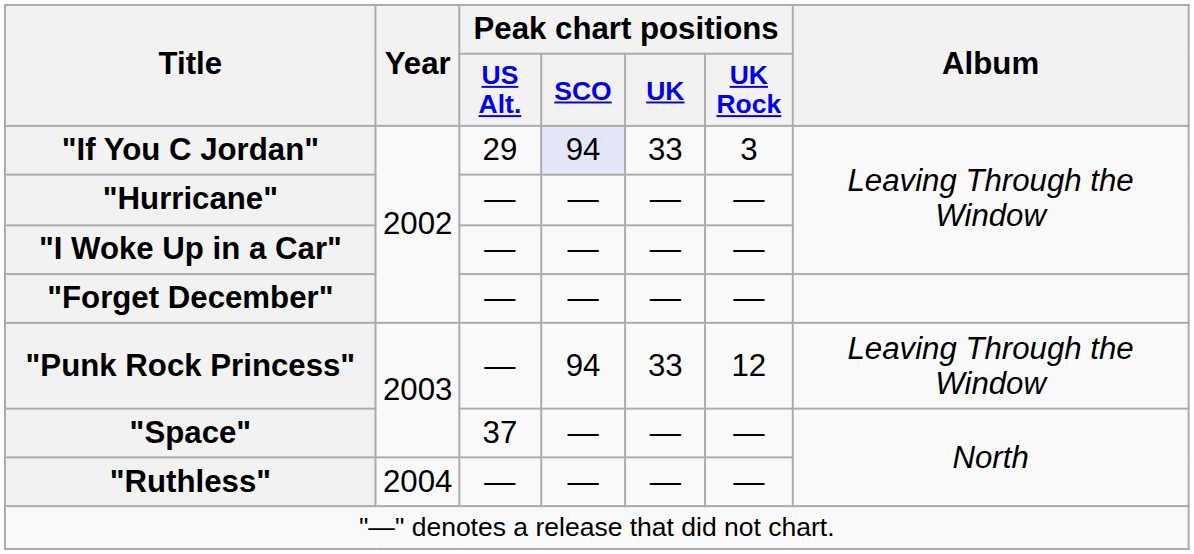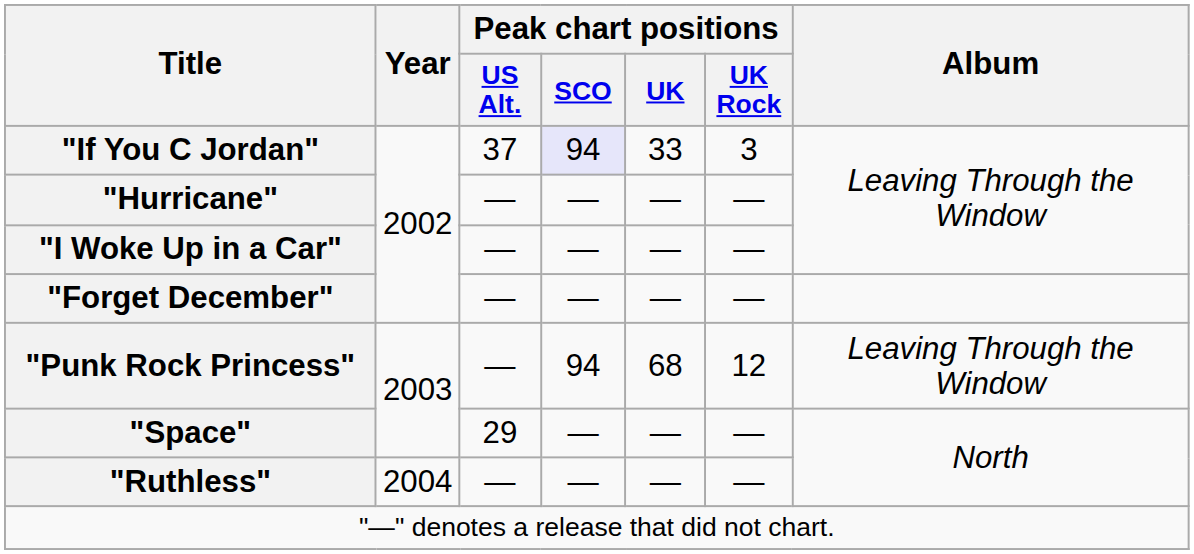(500, 149) 29 -> (500, 149) 37
(665, 365) 33 -> (665, 365) 68
(500, 432) 37 -> (500, 432) 29
